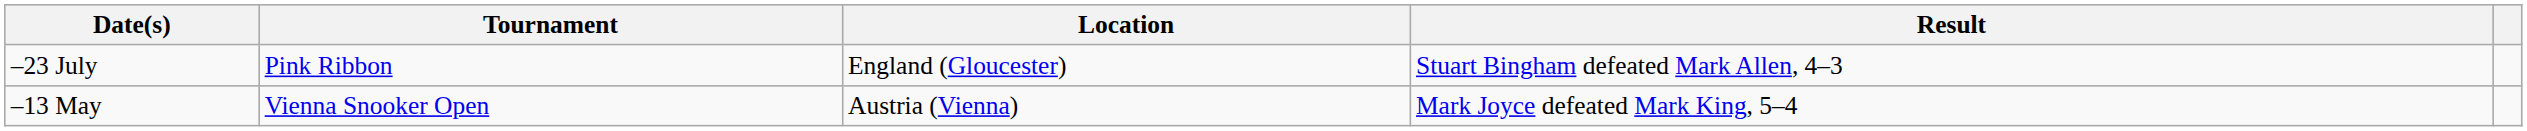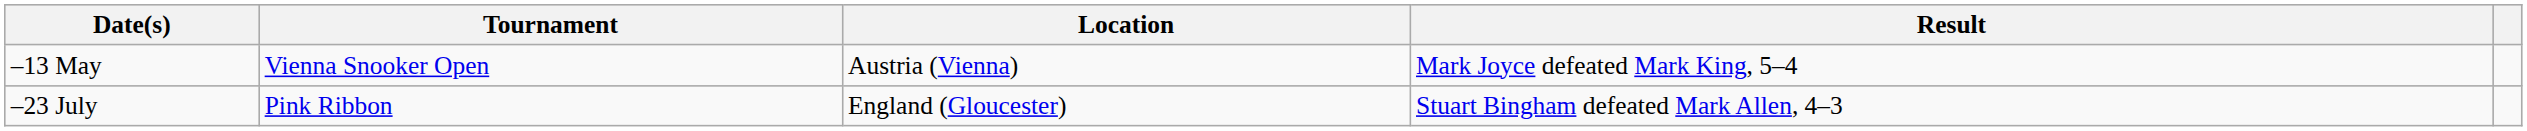rows swapped: (56, 105) <-> (54, 65)
